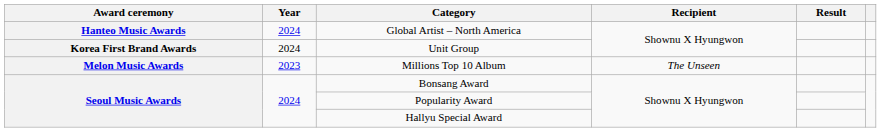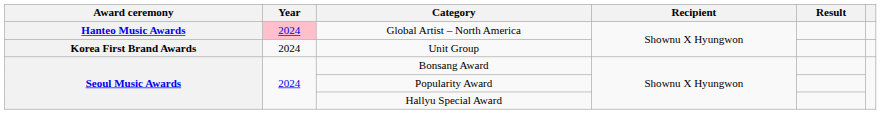(289, 30) no background -> (289, 30) pink background
- row: (454, 65)
